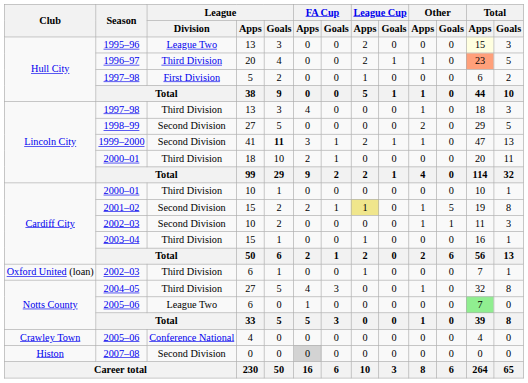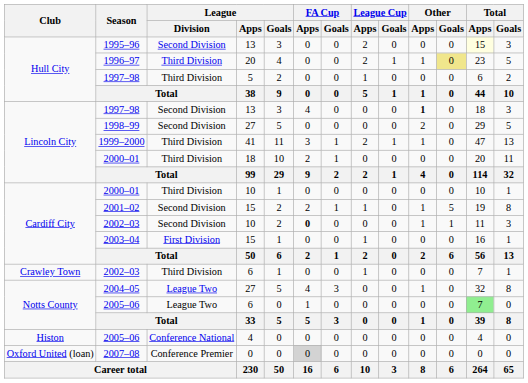(192, 45) League Two -> (192, 45) Second Division
(451, 61) no background -> (451, 61) khaki background
(480, 61) lightsalmon background -> (480, 61) no background
(192, 77) First Division -> (192, 77) Third Division
(192, 110) Third Division -> (192, 110) Second Division
(423, 110) normal -> (423, 110) bold
(192, 142) Second Division -> (192, 142) Third Division
(279, 142) bold -> (279, 142) normal
(365, 207) khaki background -> (365, 207) no background
(308, 223) normal -> (308, 223) bold
(192, 239) Third Division -> (192, 239) First Division
(50, 272) Oxford United (loan) -> (50, 272) Crawley Town
(192, 288) Third Division -> (192, 288) League Two
(50, 337) Crawley Town -> (50, 337) Histon
(50, 353) Histon -> (50, 353) Oxford United (loan)
(192, 353) Second Division -> (192, 353) Conference Premier
